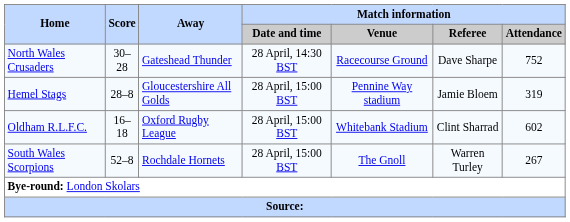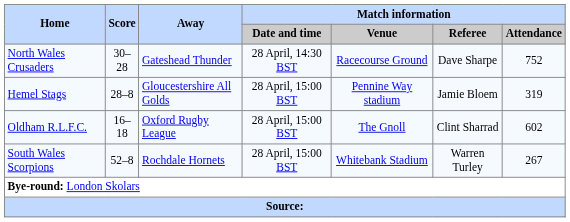(382, 127) Whitebank Stadium -> (382, 127) The Gnoll
(382, 160) The Gnoll -> (382, 160) Whitebank Stadium
